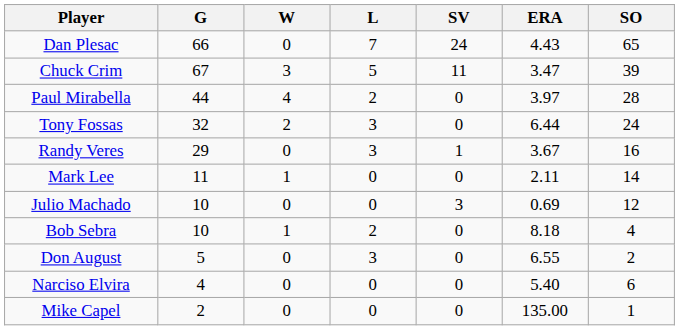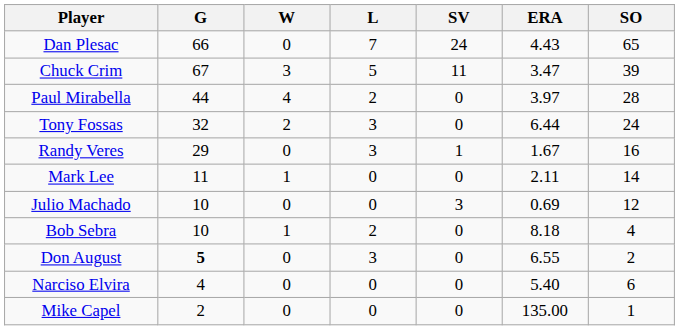(545, 151) 3.67 -> (545, 151) 1.67
(201, 257) normal -> (201, 257) bold
